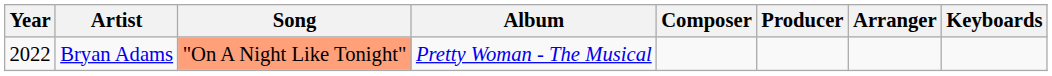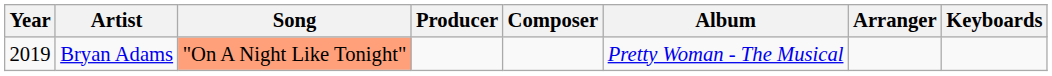columns swapped: (534, 20) <-> (802, 20)
(30, 53) 2022 -> (30, 53) 2019
